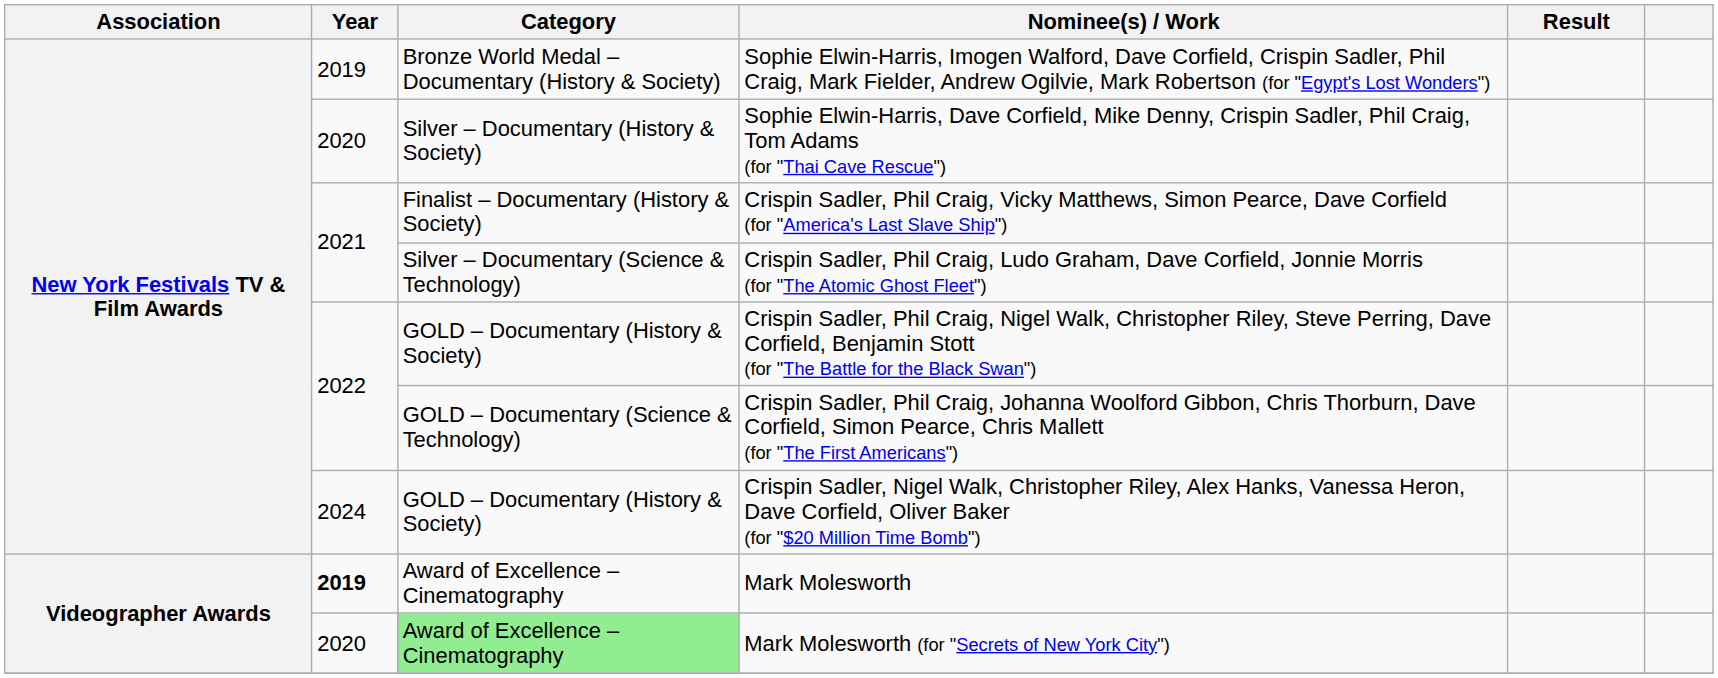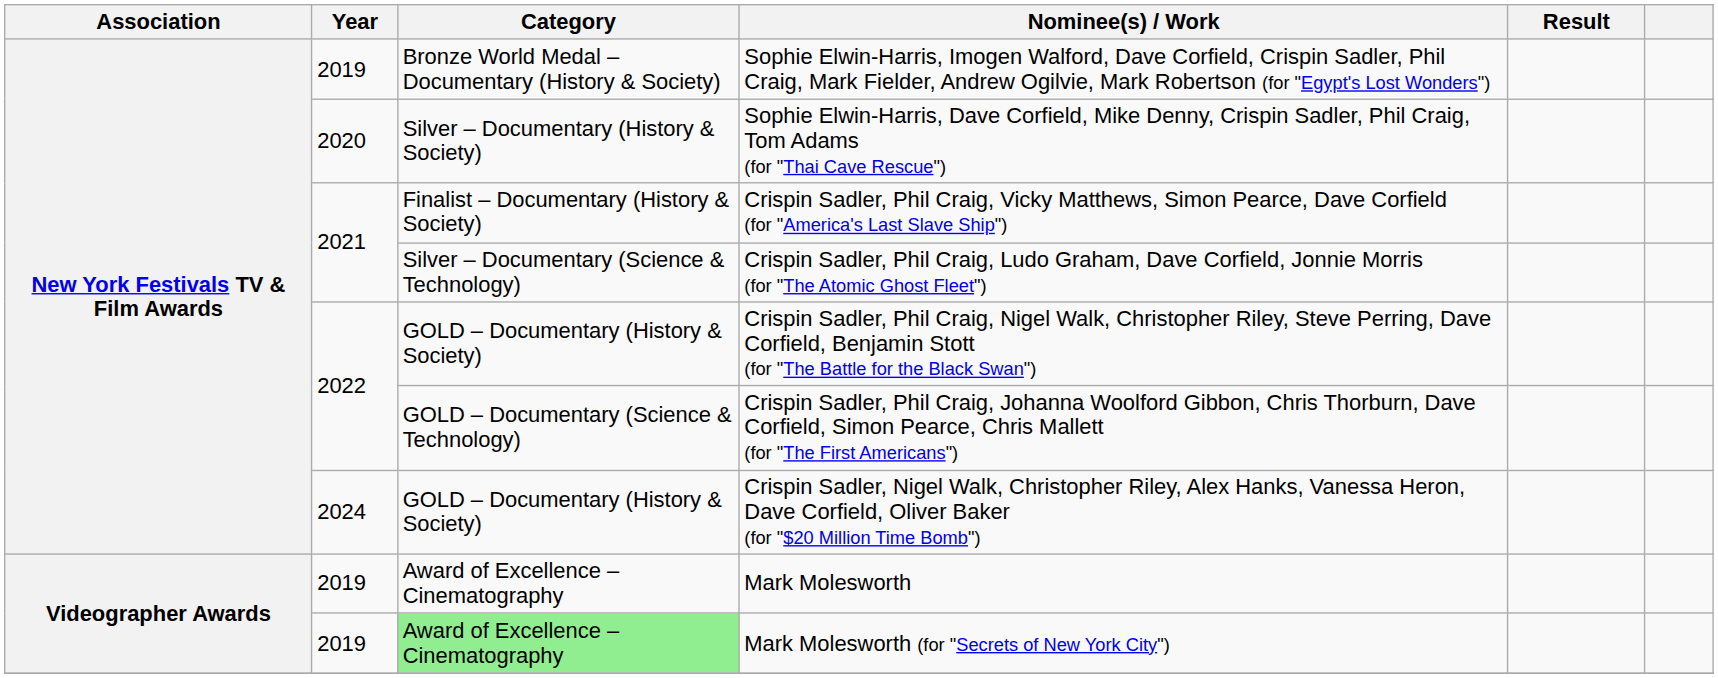(342, 583) bold -> (342, 583) normal
(342, 643) 2020 -> (342, 643) 2019
